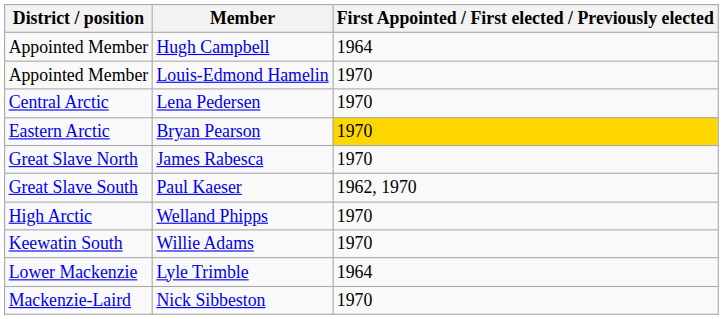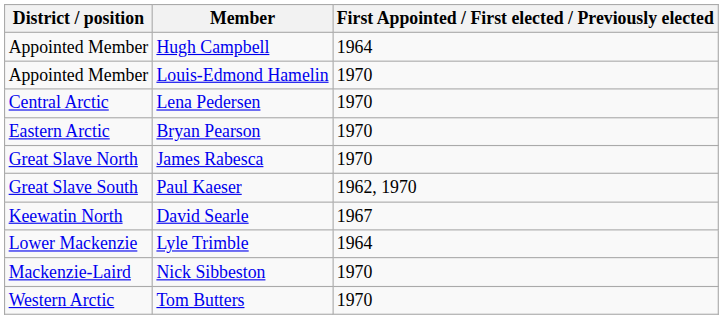(355, 131) gold background -> (355, 131) no background
- row: (212, 215)
- row: (205, 243)
+ row: (203, 215)
+ row: (200, 300)
